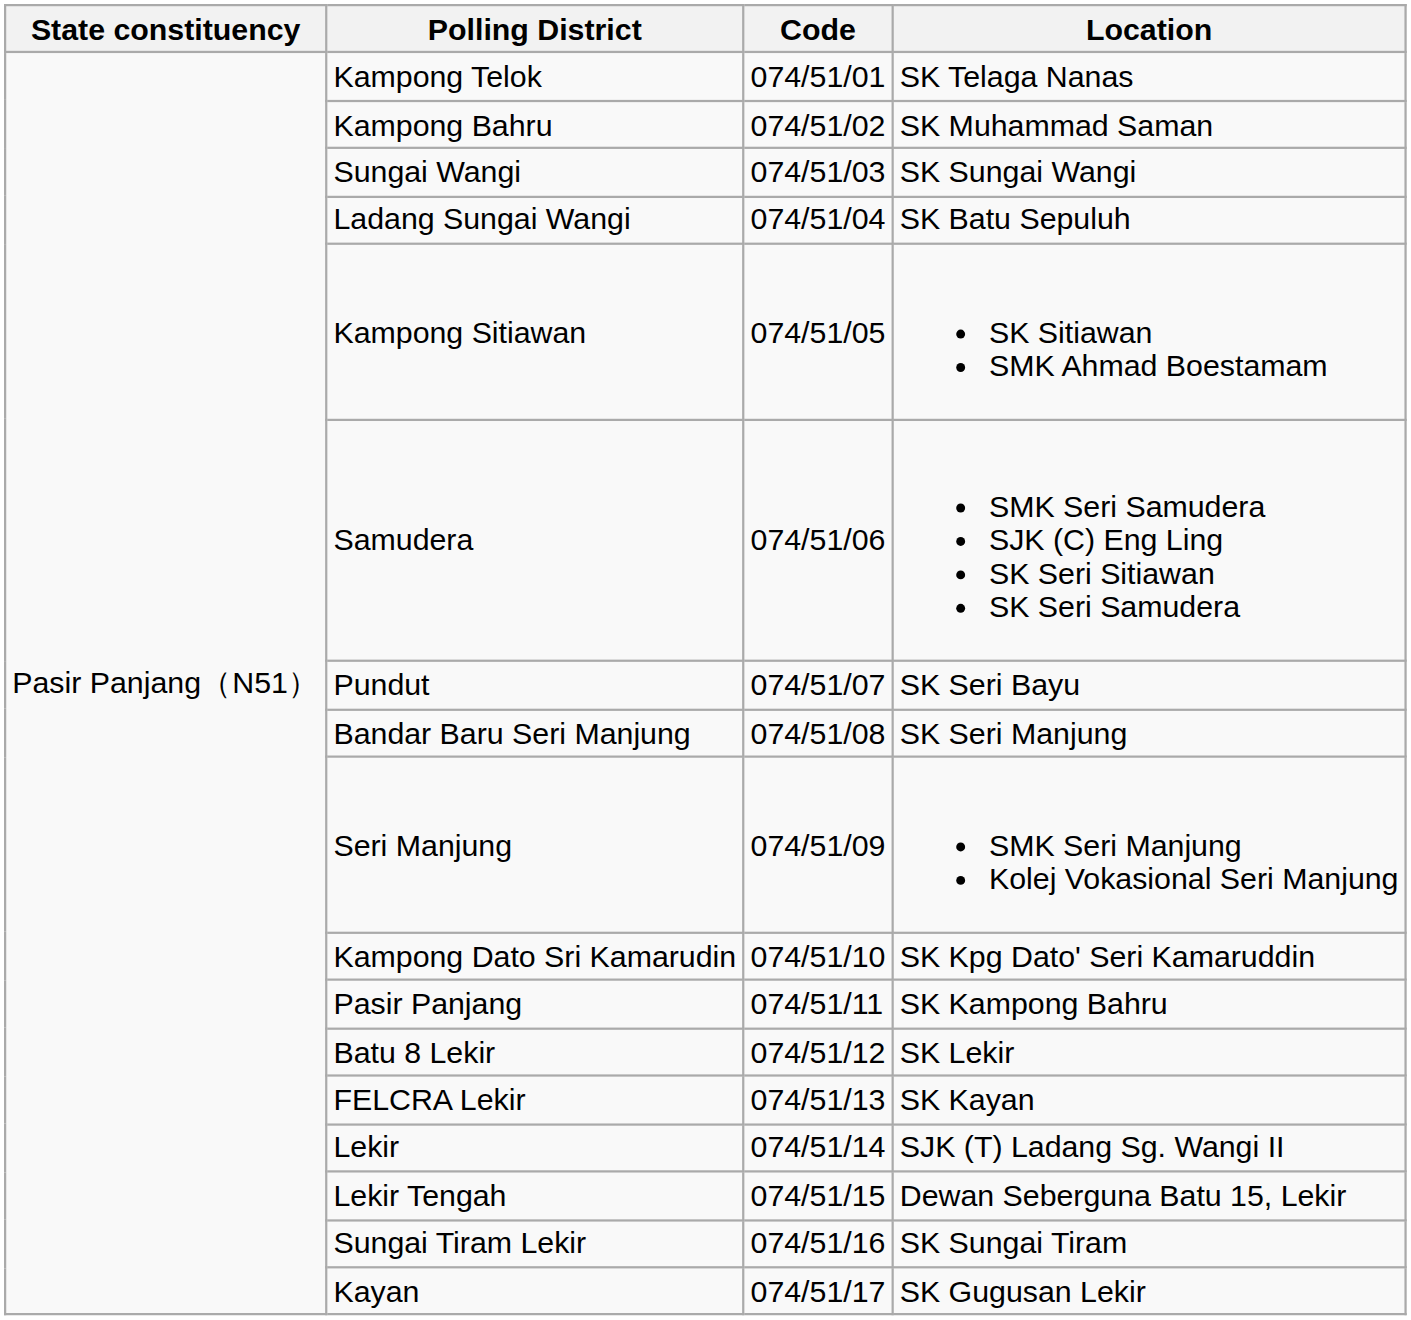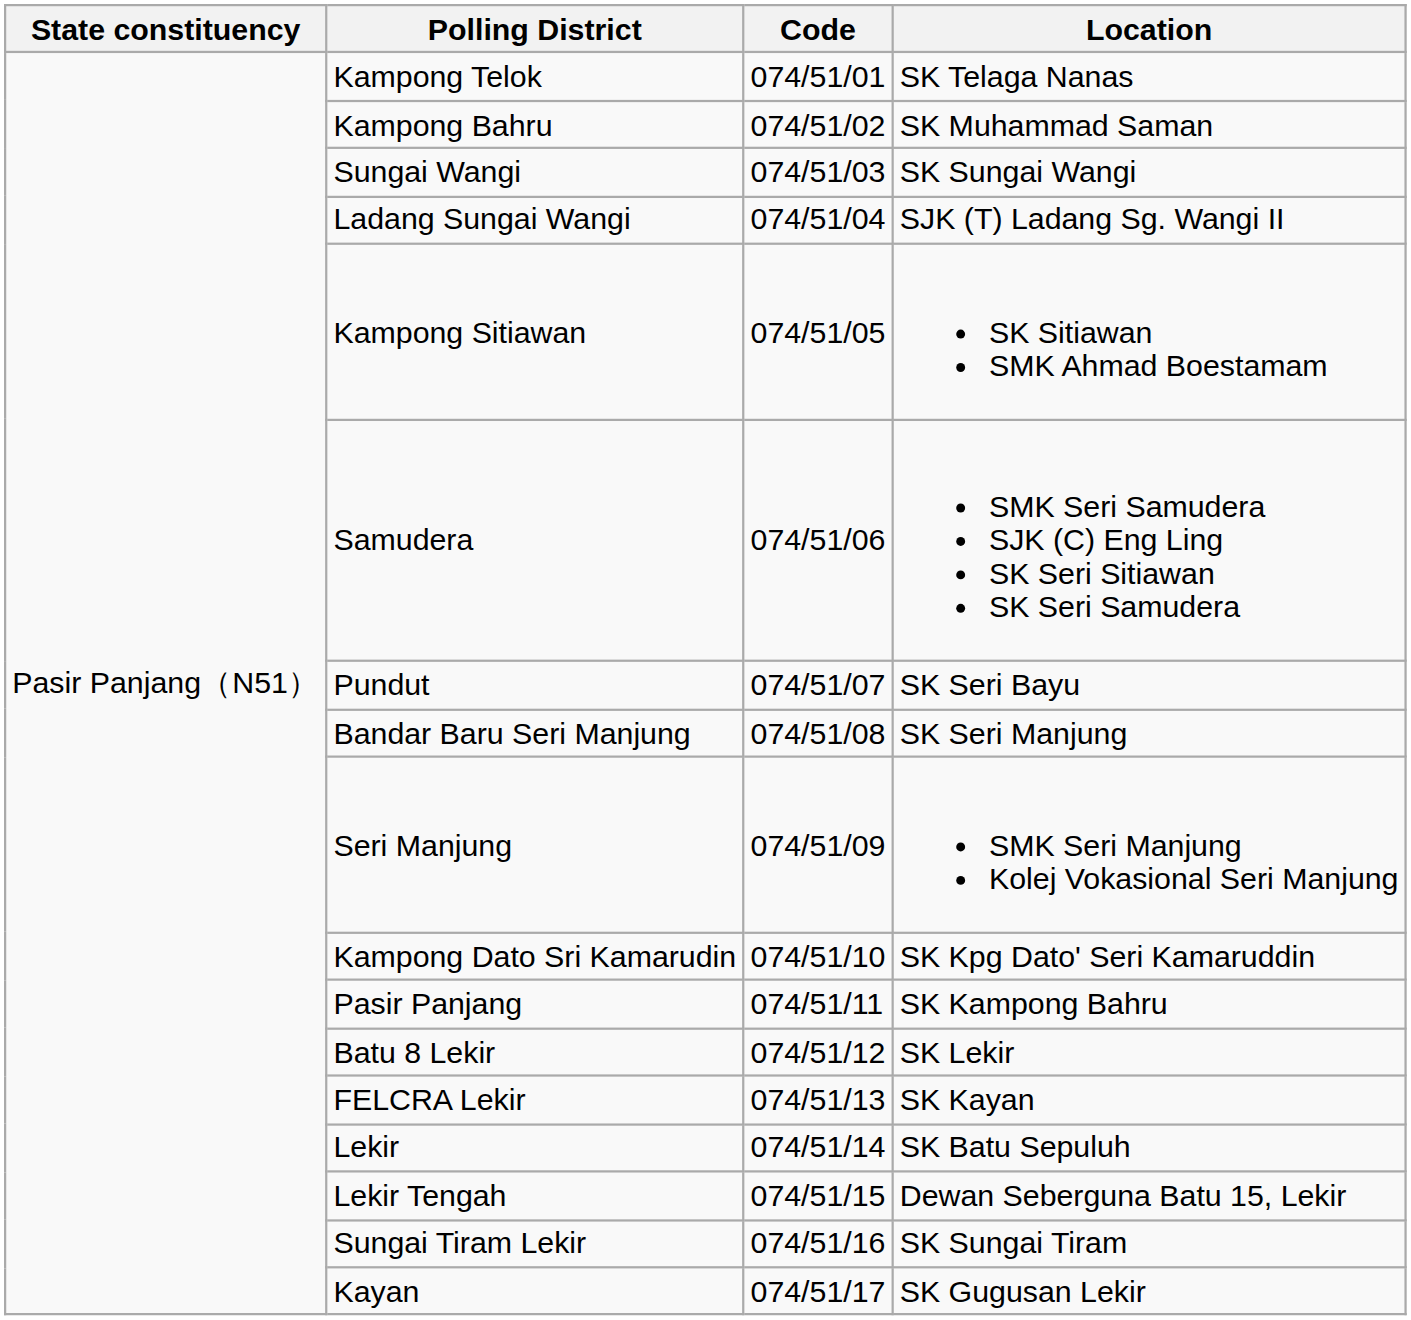(1015, 220) SK Batu Sepuluh -> (1092, 220) SJK (T) Ladang Sg. Wangi II
(1092, 1147) SJK (T) Ladang Sg. Wangi II -> (1015, 1147) SK Batu Sepuluh
